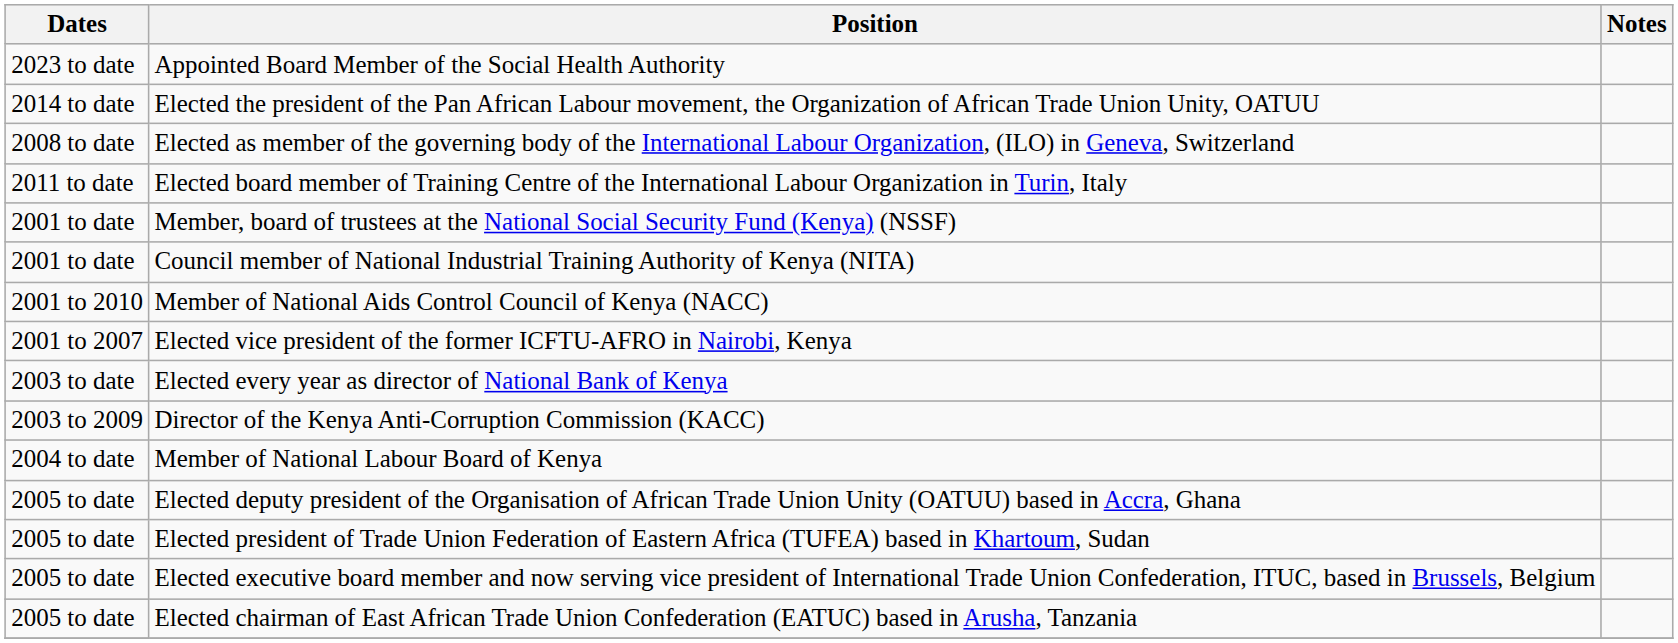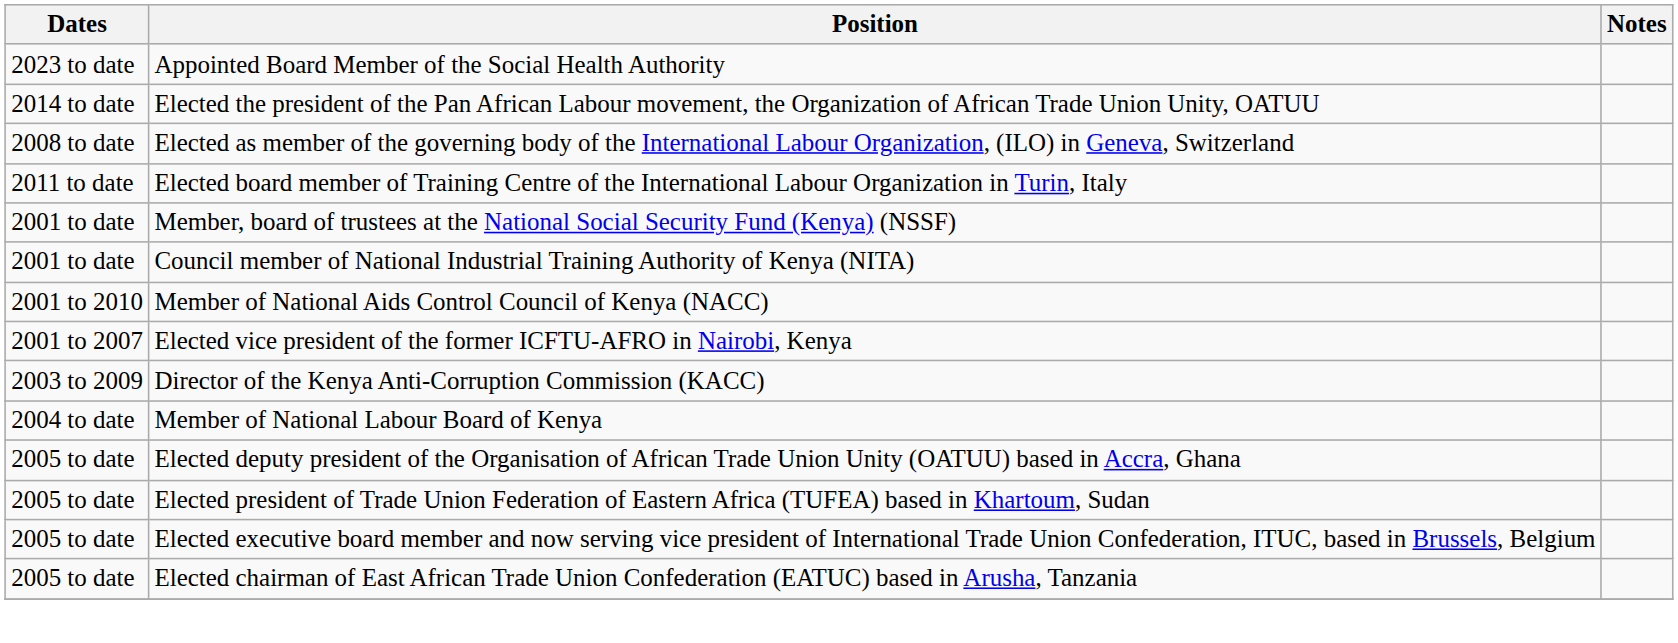- row: (441, 380)
